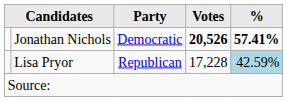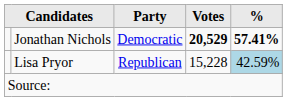(208, 39) 20,526 -> (208, 39) 20,529
(208, 62) 17,228 -> (208, 62) 15,228
